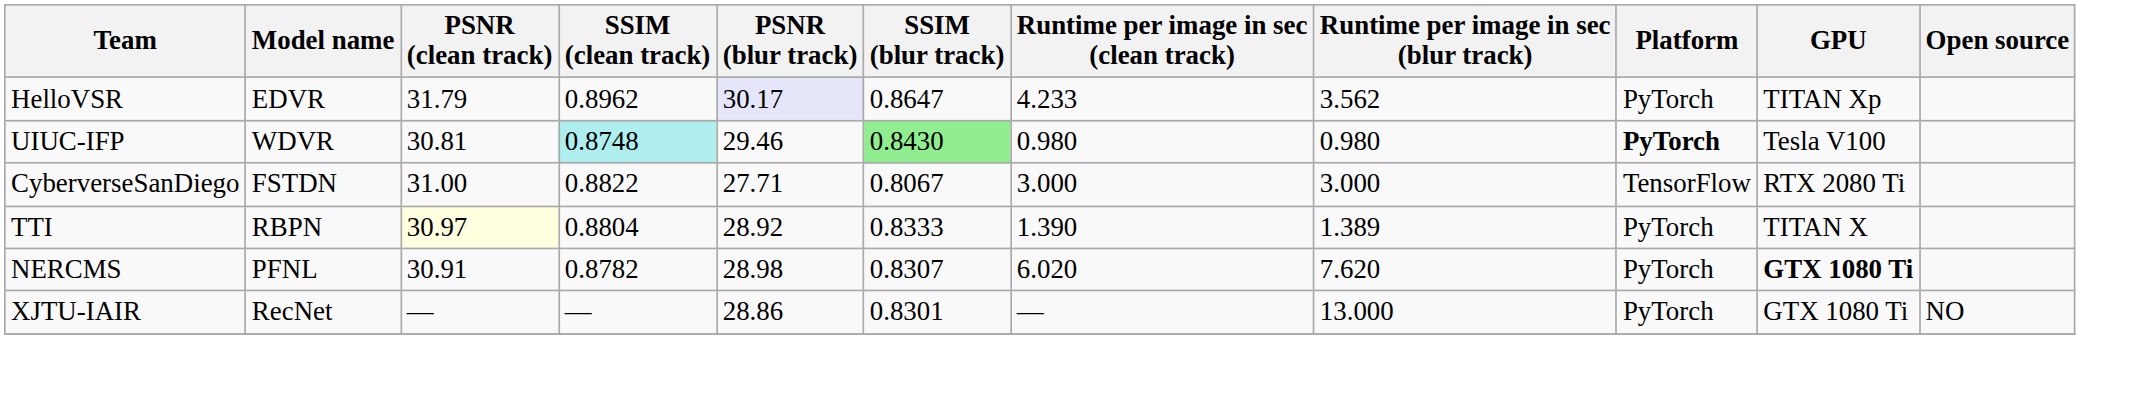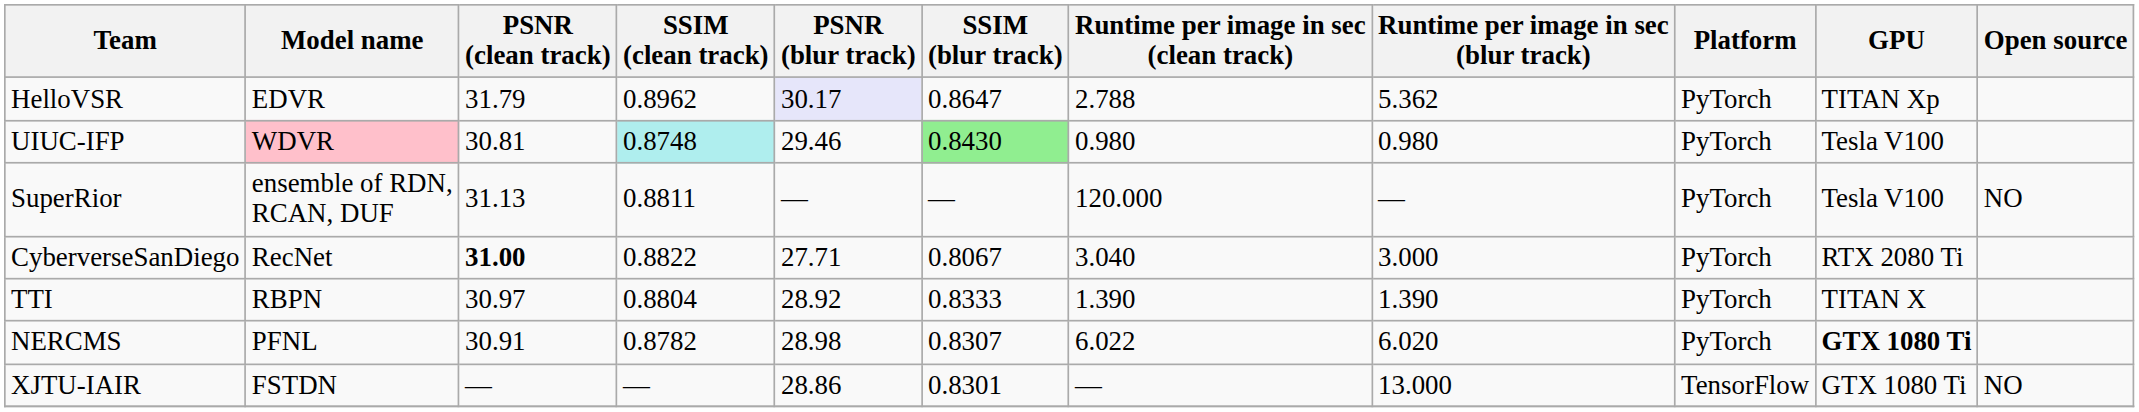(1047, 98) 4.233 -> (1105, 98) 2.788
(1350, 98) 3.562 -> (1408, 98) 5.362
(293, 141) no background -> (293, 141) pink background
(1671, 141) bold -> (1726, 141) normal
+ row: (66, 199)
(294, 183) FSTDN -> (292, 256) RecNet
(437, 183) normal -> (495, 256) bold
(1047, 183) 3.000 -> (1105, 256) 3.040
(1687, 183) TensorFlow -> (1726, 256) PyTorch
(437, 226) lightyellow background -> (495, 299) no background
(1350, 226) 1.389 -> (1408, 299) 1.390
(1047, 269) 6.020 -> (1105, 342) 6.022
(1350, 269) 7.620 -> (1408, 342) 6.020
(292, 311) RecNet -> (294, 384) FSTDN
(1668, 311) PyTorch -> (1745, 384) TensorFlow
